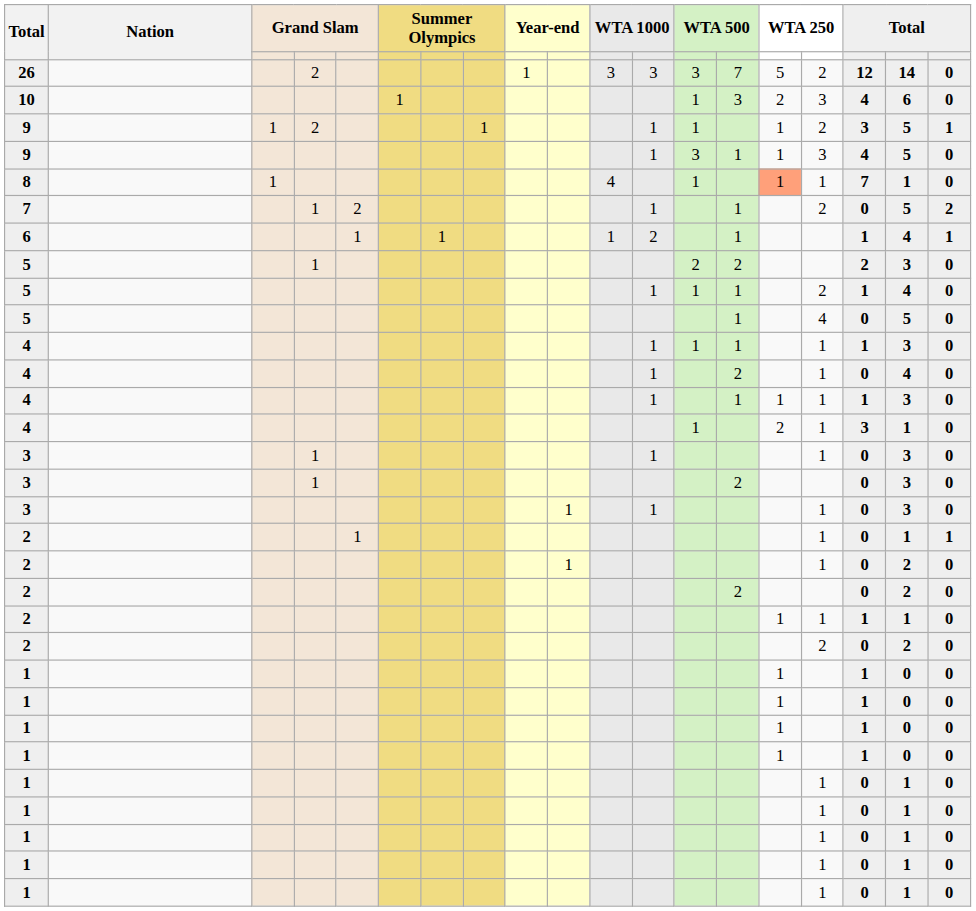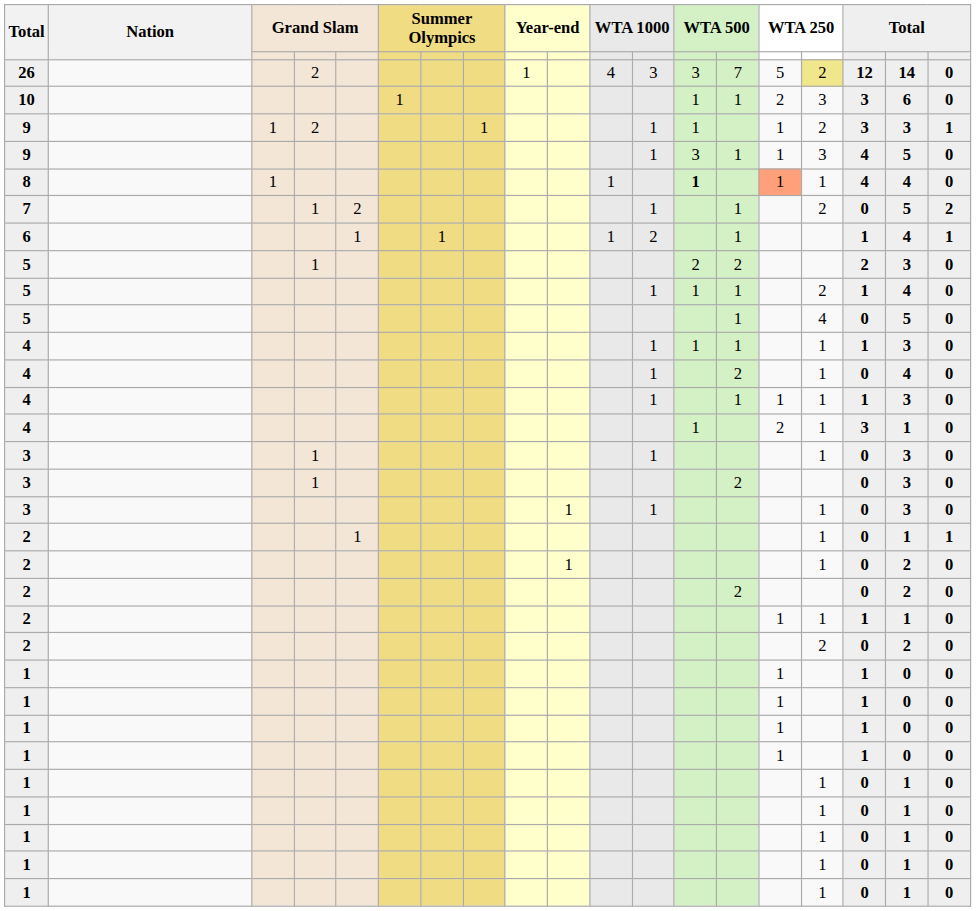(611, 73) 3 -> (611, 73) 4
(822, 73) no background -> (822, 73) khaki background
(738, 100) 3 -> (738, 100) 1
(865, 100) 4 -> (865, 100) 3
(907, 127) 5 -> (907, 127) 3
(611, 182) 4 -> (611, 182) 1
(696, 182) normal -> (696, 182) bold
(865, 182) 7 -> (865, 182) 4
(907, 182) 1 -> (907, 182) 4
